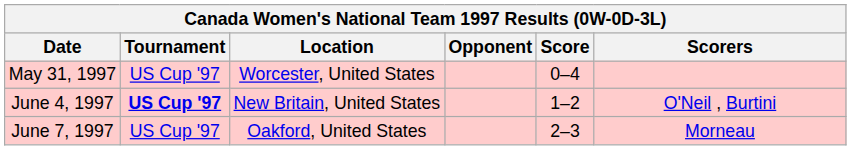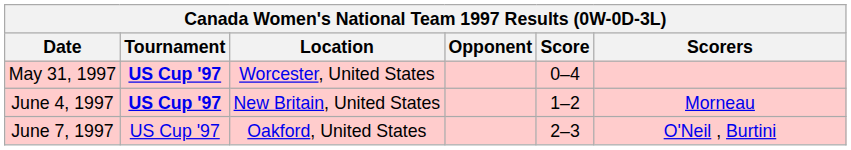(175, 75) normal -> (175, 75) bold
(720, 103) O'Neil , Burtini -> (720, 103) Morneau
(720, 131) Morneau -> (720, 131) O'Neil , Burtini
